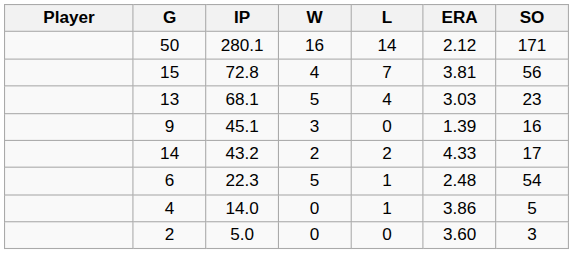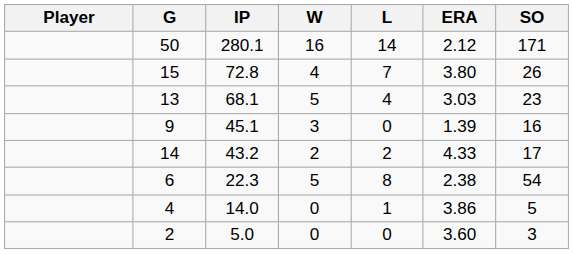(460, 72) 3.81 -> (460, 72) 3.80
(532, 72) 56 -> (532, 72) 26
(387, 180) 1 -> (387, 180) 8
(460, 180) 2.48 -> (460, 180) 2.38
